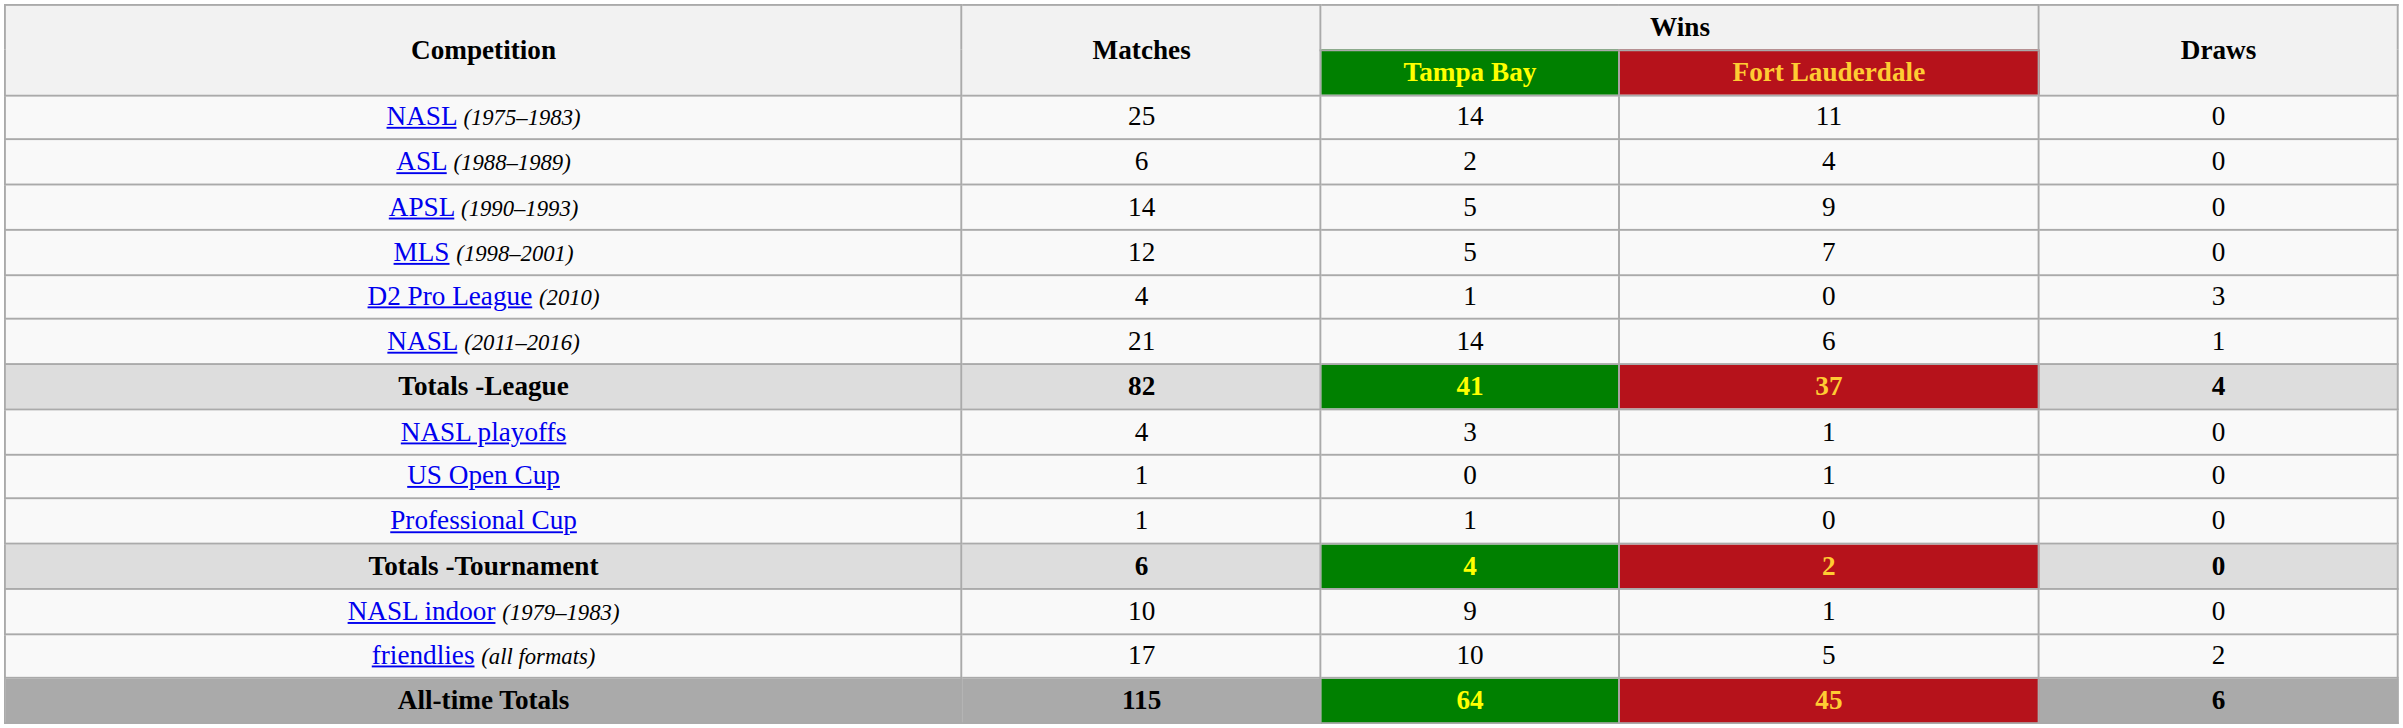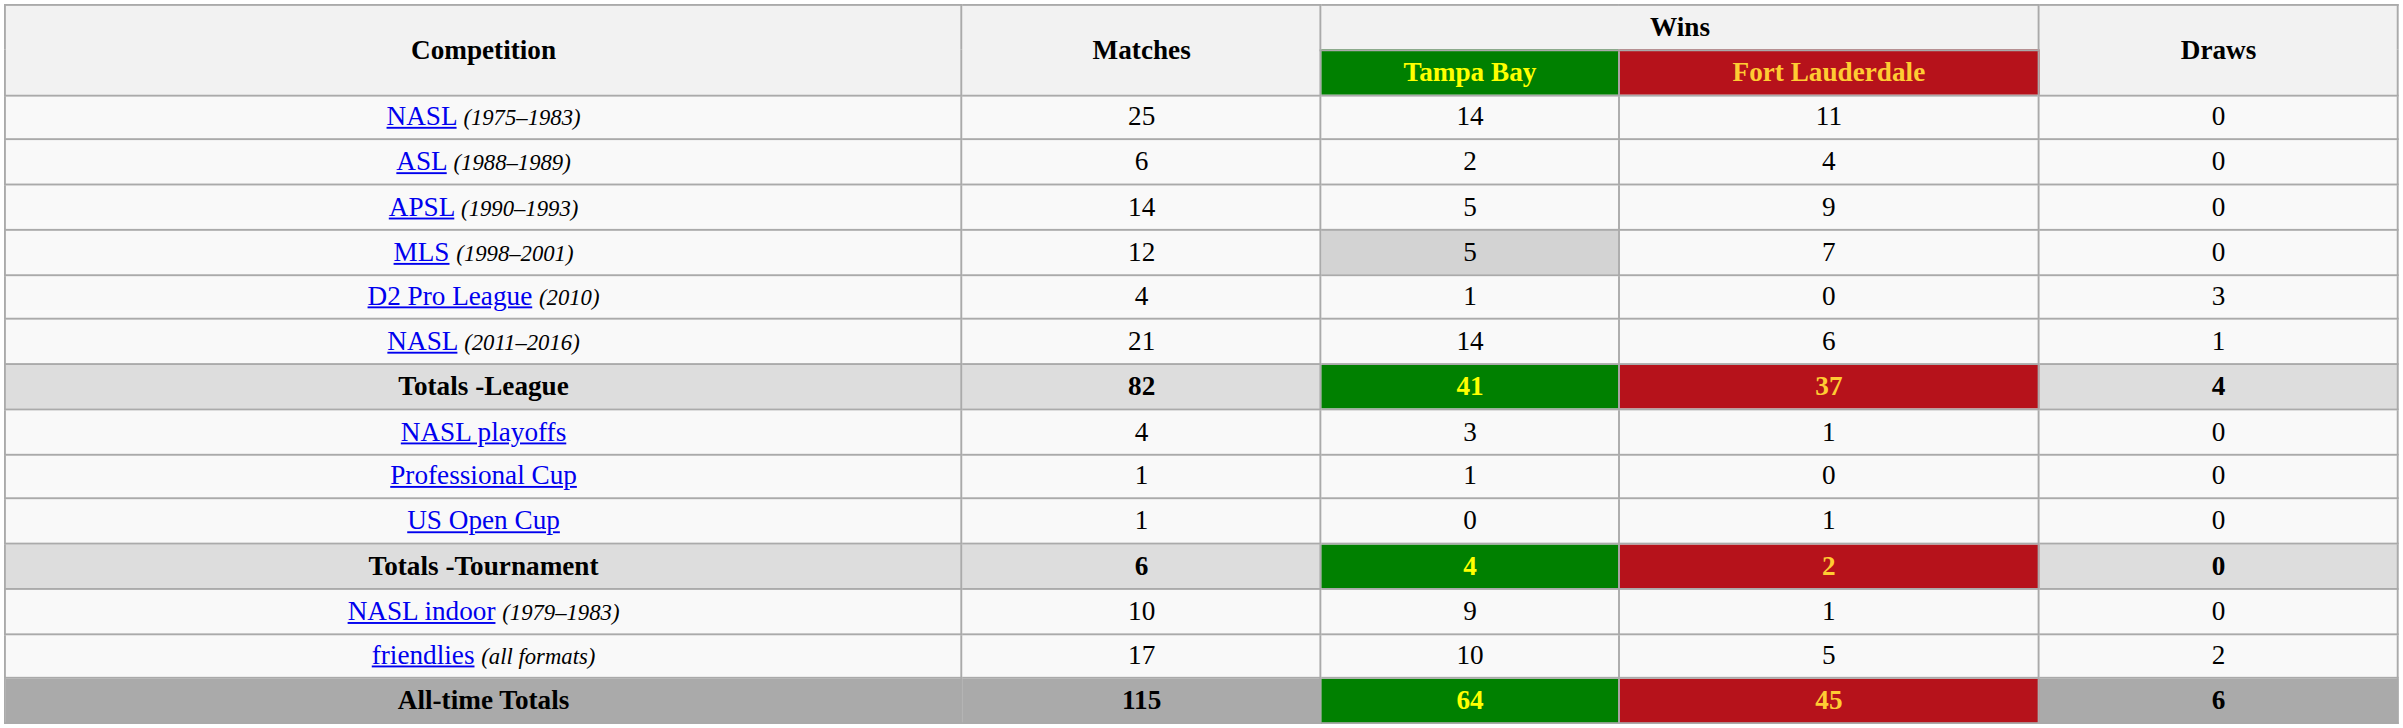(1470, 251) no background -> (1470, 251) lightgrey background
rows swapped: (484, 521) <-> (484, 476)
